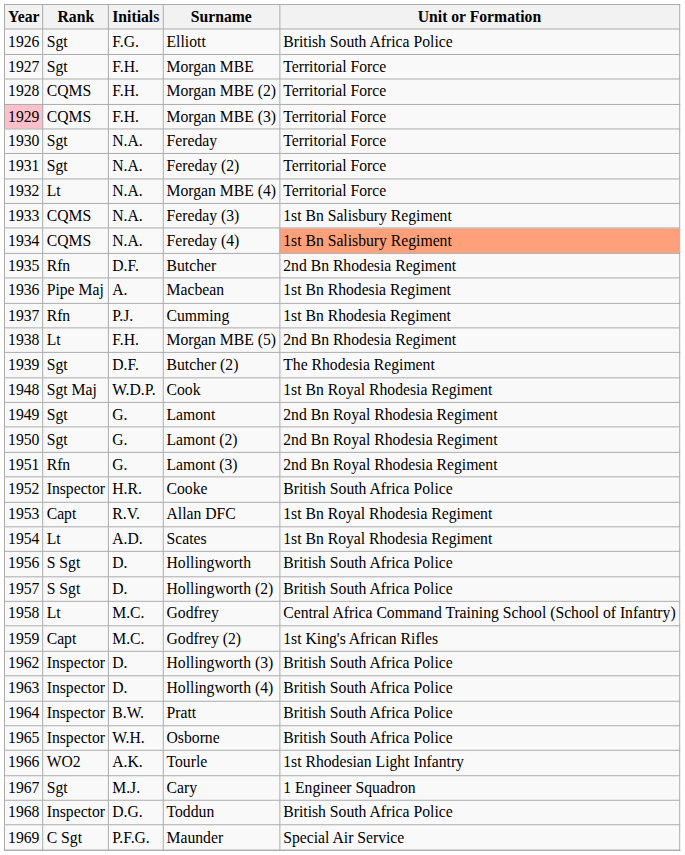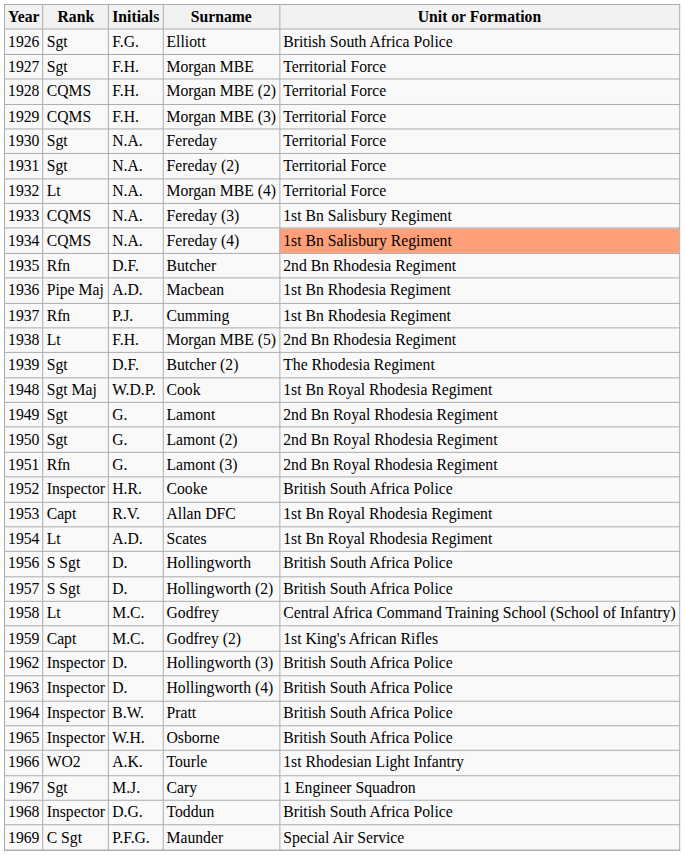(24, 116) pink background -> (24, 116) no background
(120, 290) A. -> (128, 290) A.D.
